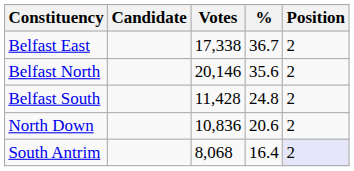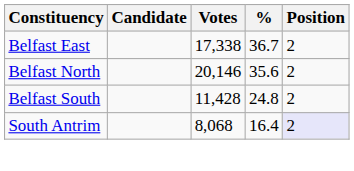- row: (51, 125)
